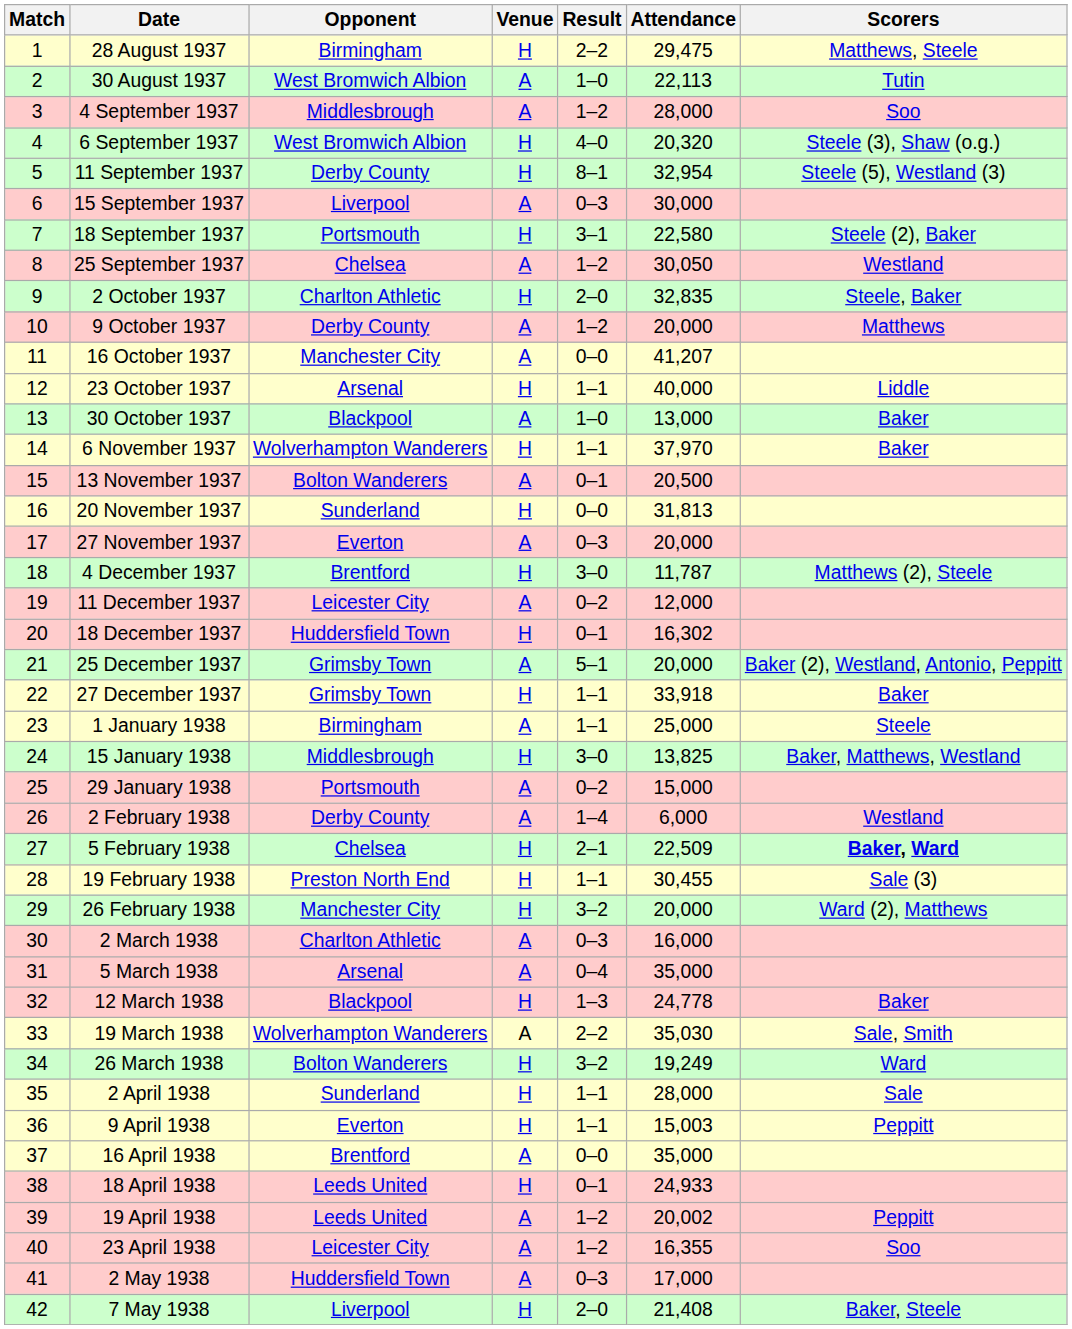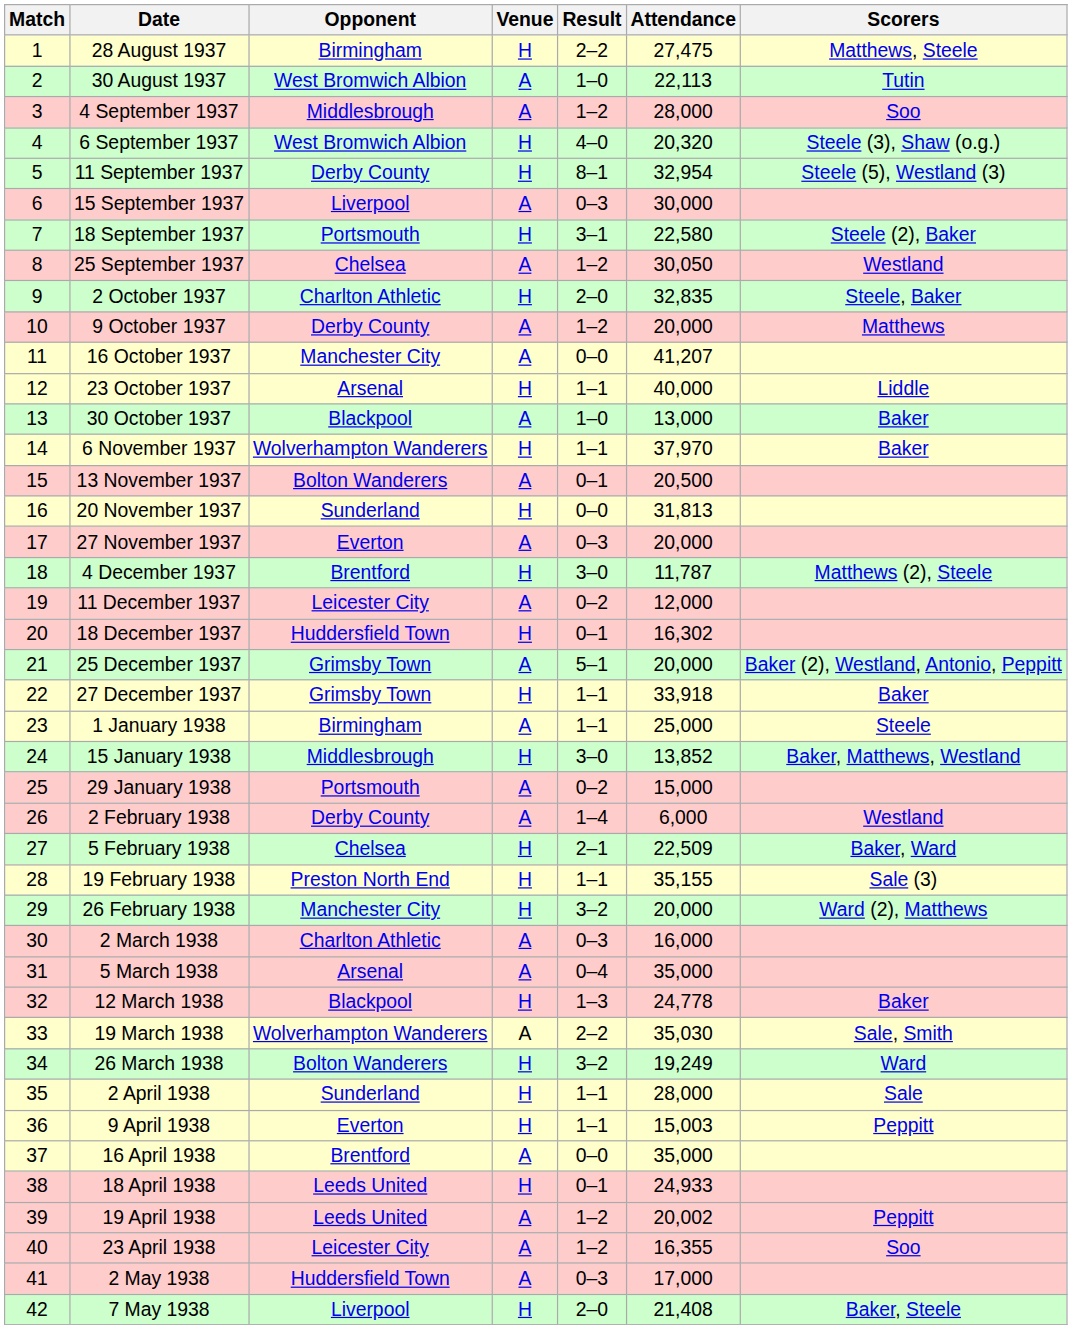(683, 50) 29,475 -> (683, 50) 27,475
(683, 756) 13,825 -> (683, 756) 13,852
(903, 848) bold -> (903, 848) normal
(683, 879) 30,455 -> (683, 879) 35,155
